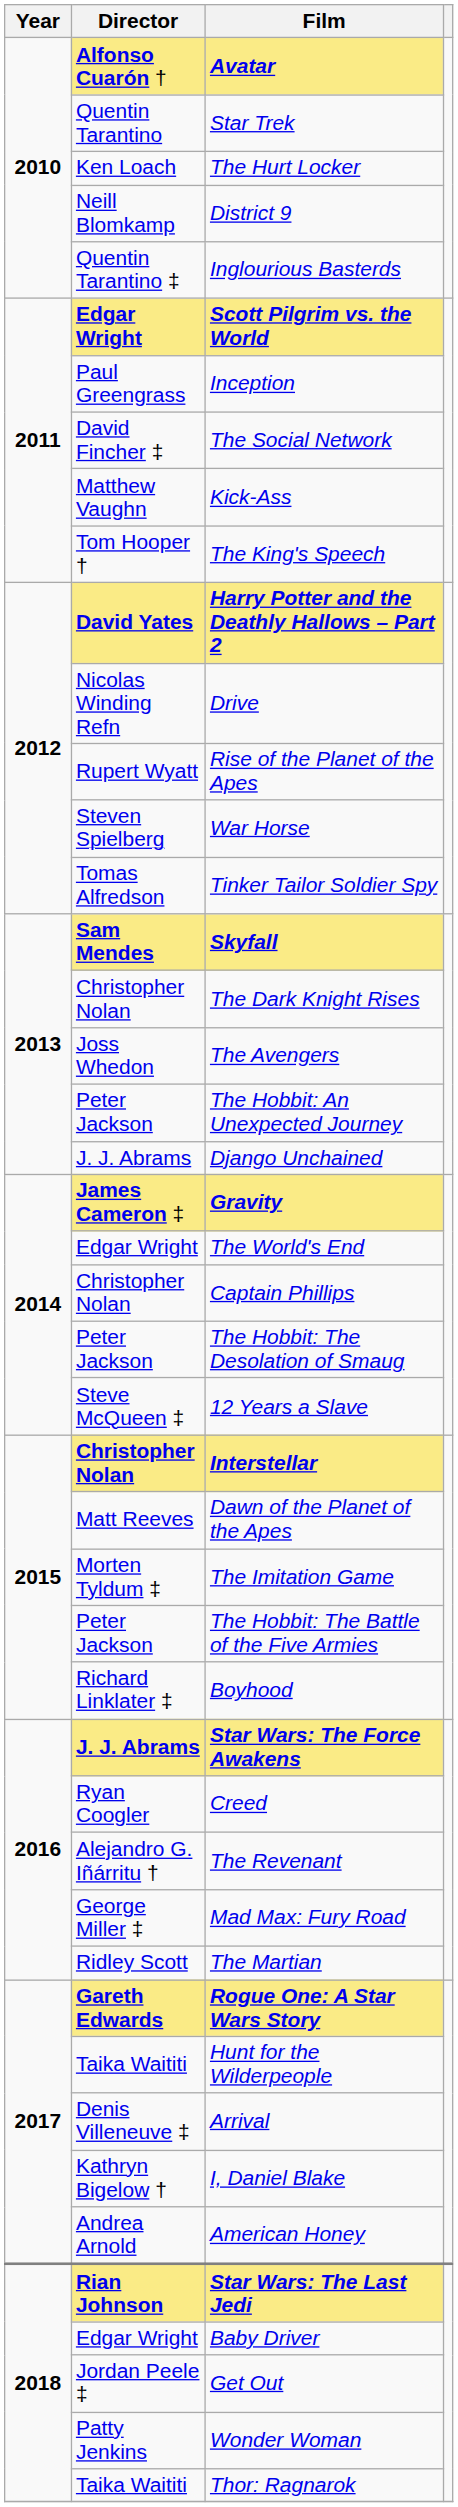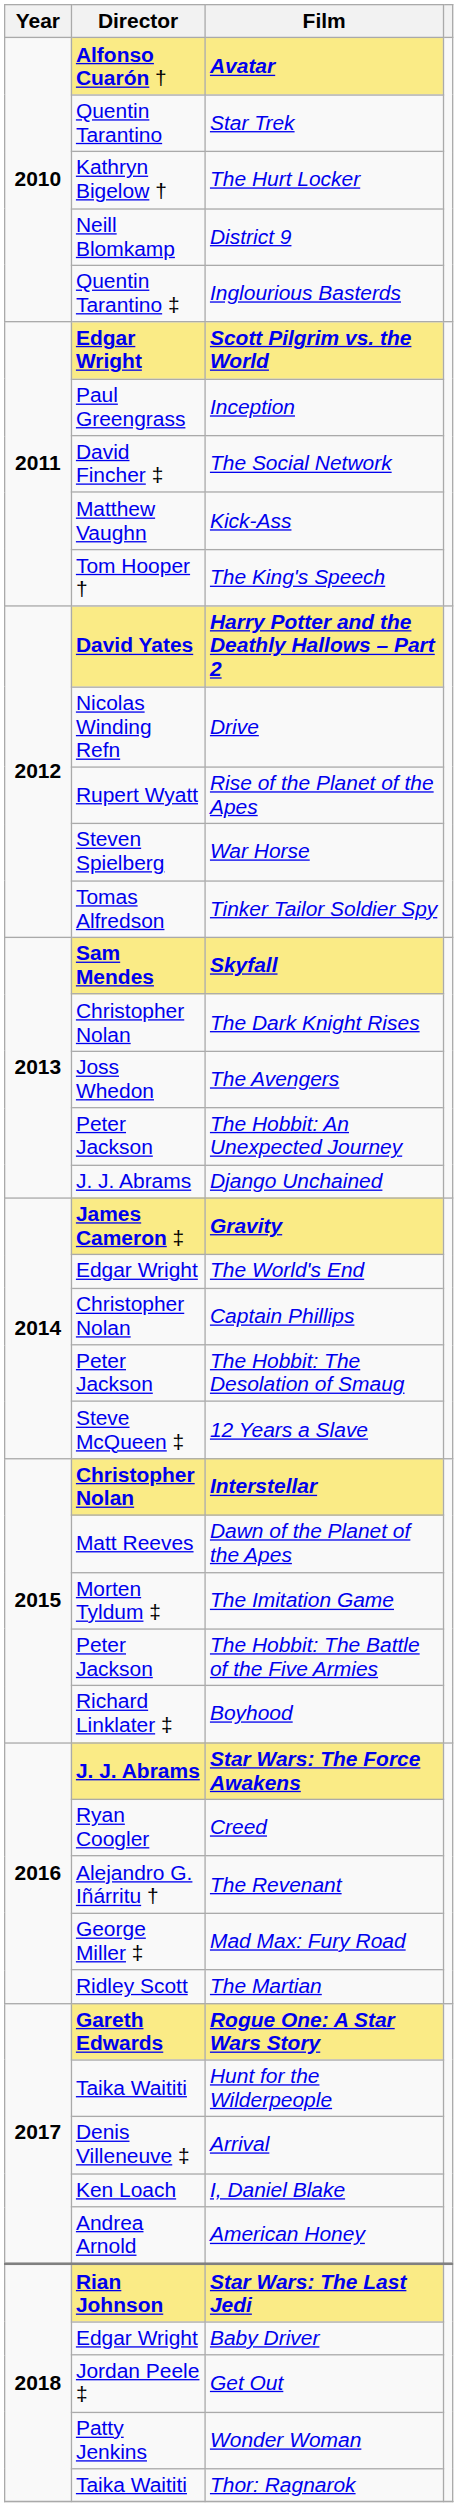(126, 168) Ken Loach -> (121, 179) Kathryn Bigelow †
(121, 2178) Kathryn Bigelow † -> (126, 2189) Ken Loach
